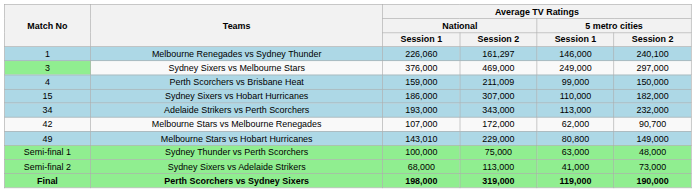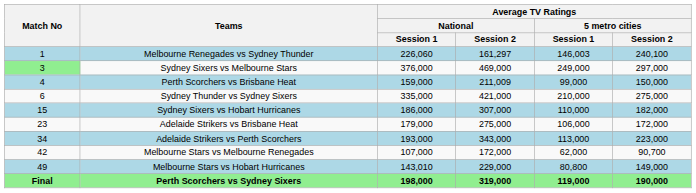(575, 54) 146,000 -> (573, 54) 146,003
+ row: (229, 96)
+ row: (229, 125)
(653, 110) 232,000 -> (652, 139) 223,000
- row: (237, 153)
- row: (237, 167)
